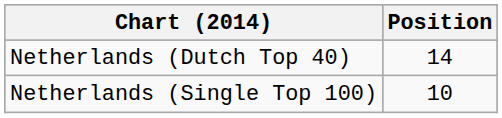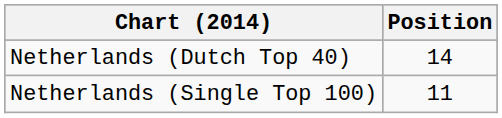(440, 94) 10 -> (440, 94) 11
